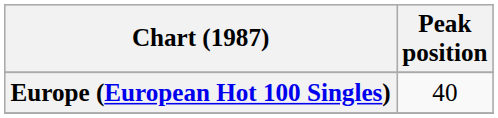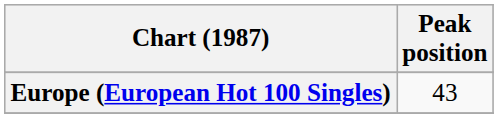(445, 92) 40 -> (445, 92) 43
